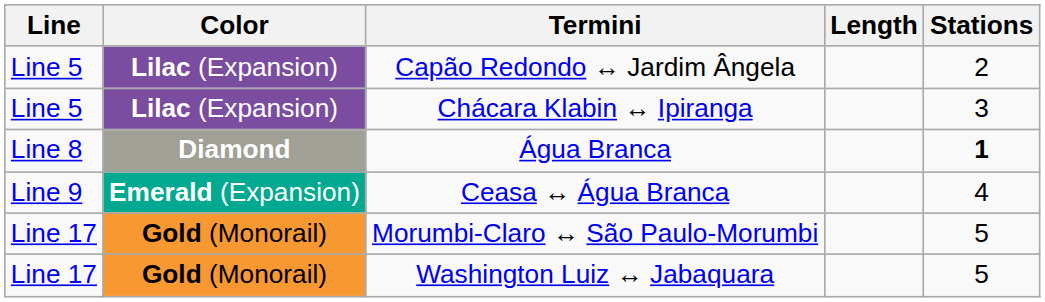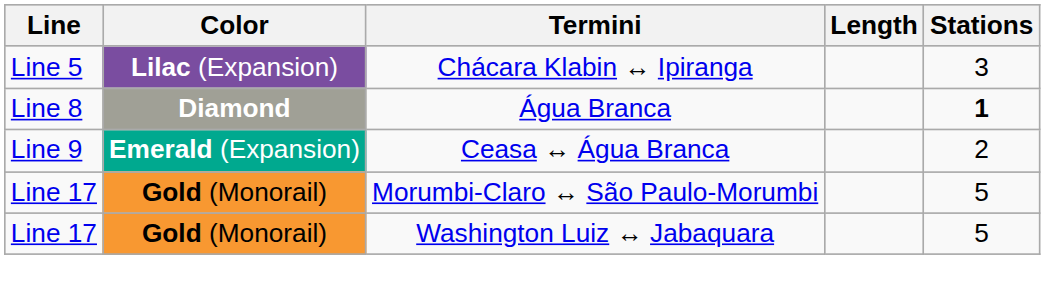- row: (595, 66)
(982, 191) 4 -> (982, 150) 2
